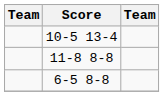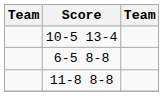rows swapped: (82, 59) <-> (82, 80)
